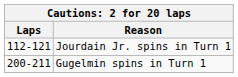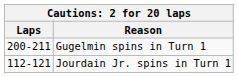rows swapped: (143, 47) <-> (131, 64)
